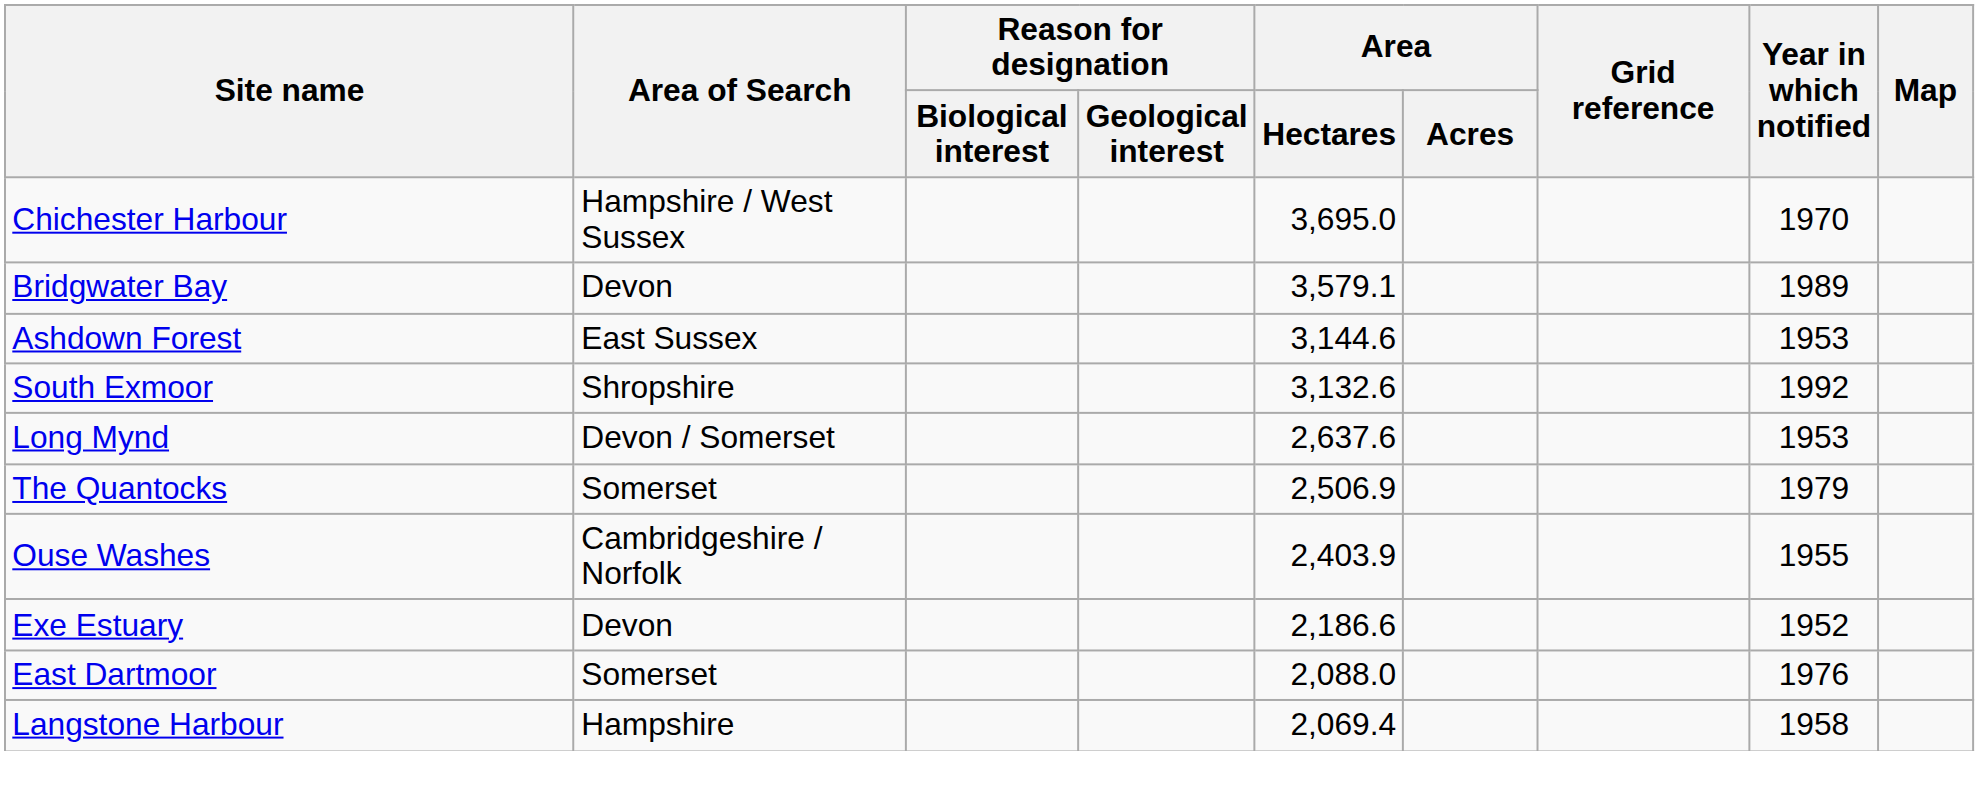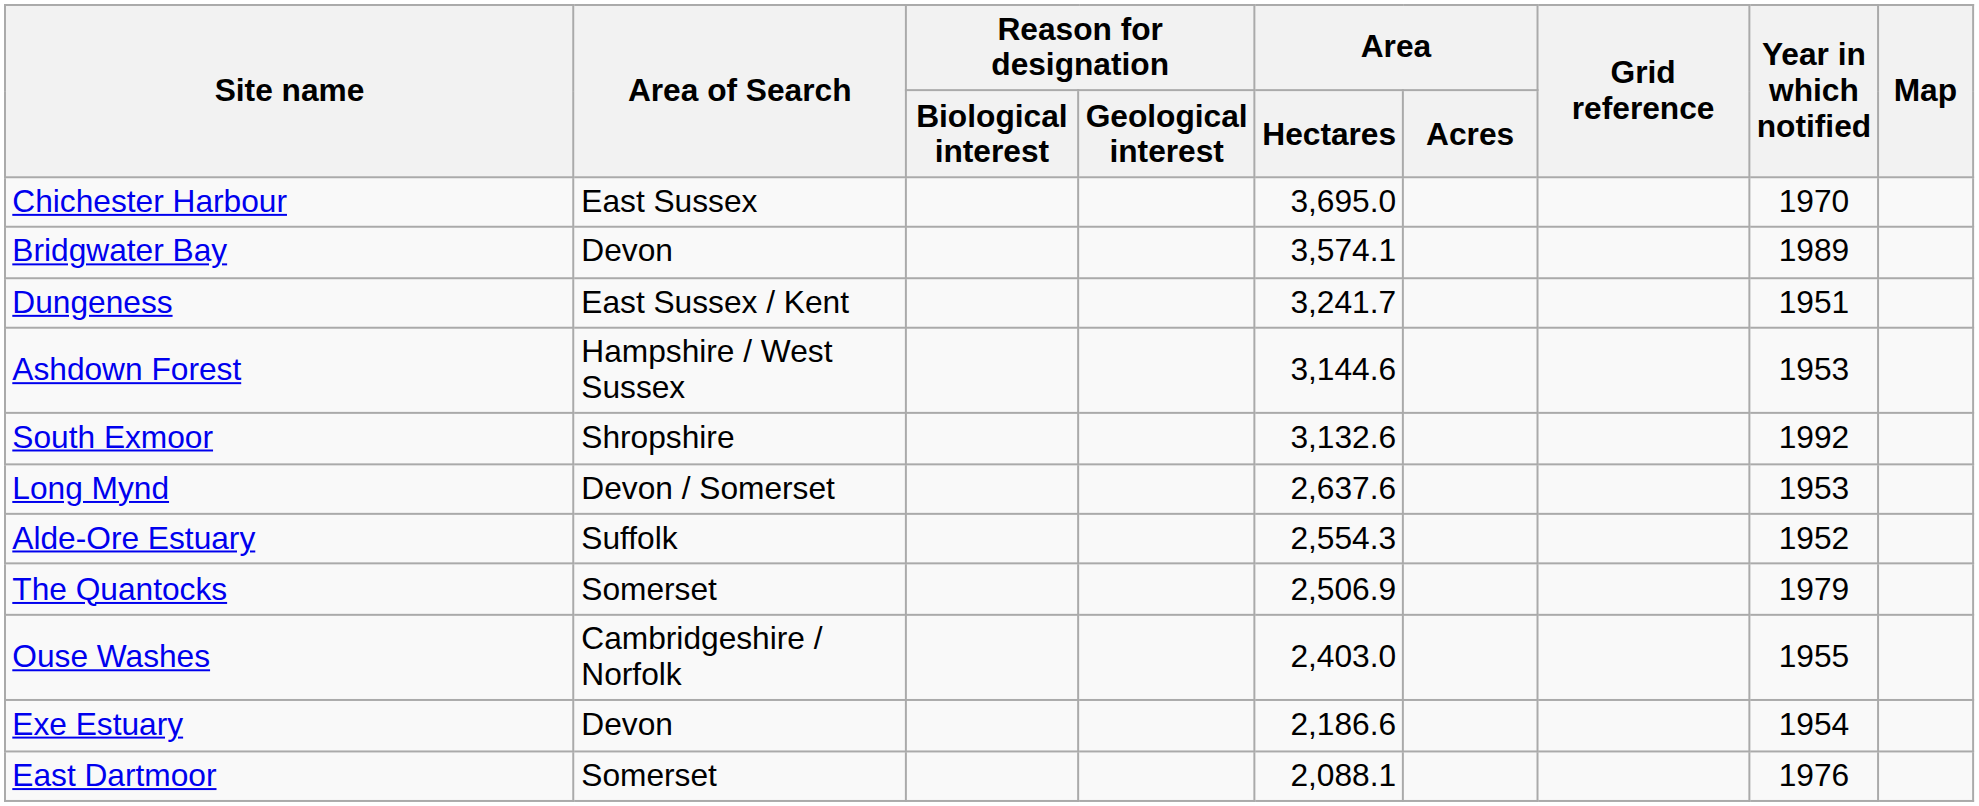(707, 219) Hampshire / West Sussex -> (669, 201) East Sussex
(1343, 287) 3,579.1 -> (1343, 251) 3,574.1
+ row: (92, 301)
(669, 337) East Sussex -> (707, 369) Hampshire / West Sussex
+ row: (134, 538)
(1343, 556) 2,403.9 -> (1343, 656) 2,403.0
(1814, 624) 1952 -> (1814, 724) 1954
(1343, 674) 2,088.0 -> (1343, 775) 2,088.1
- row: (148, 724)
